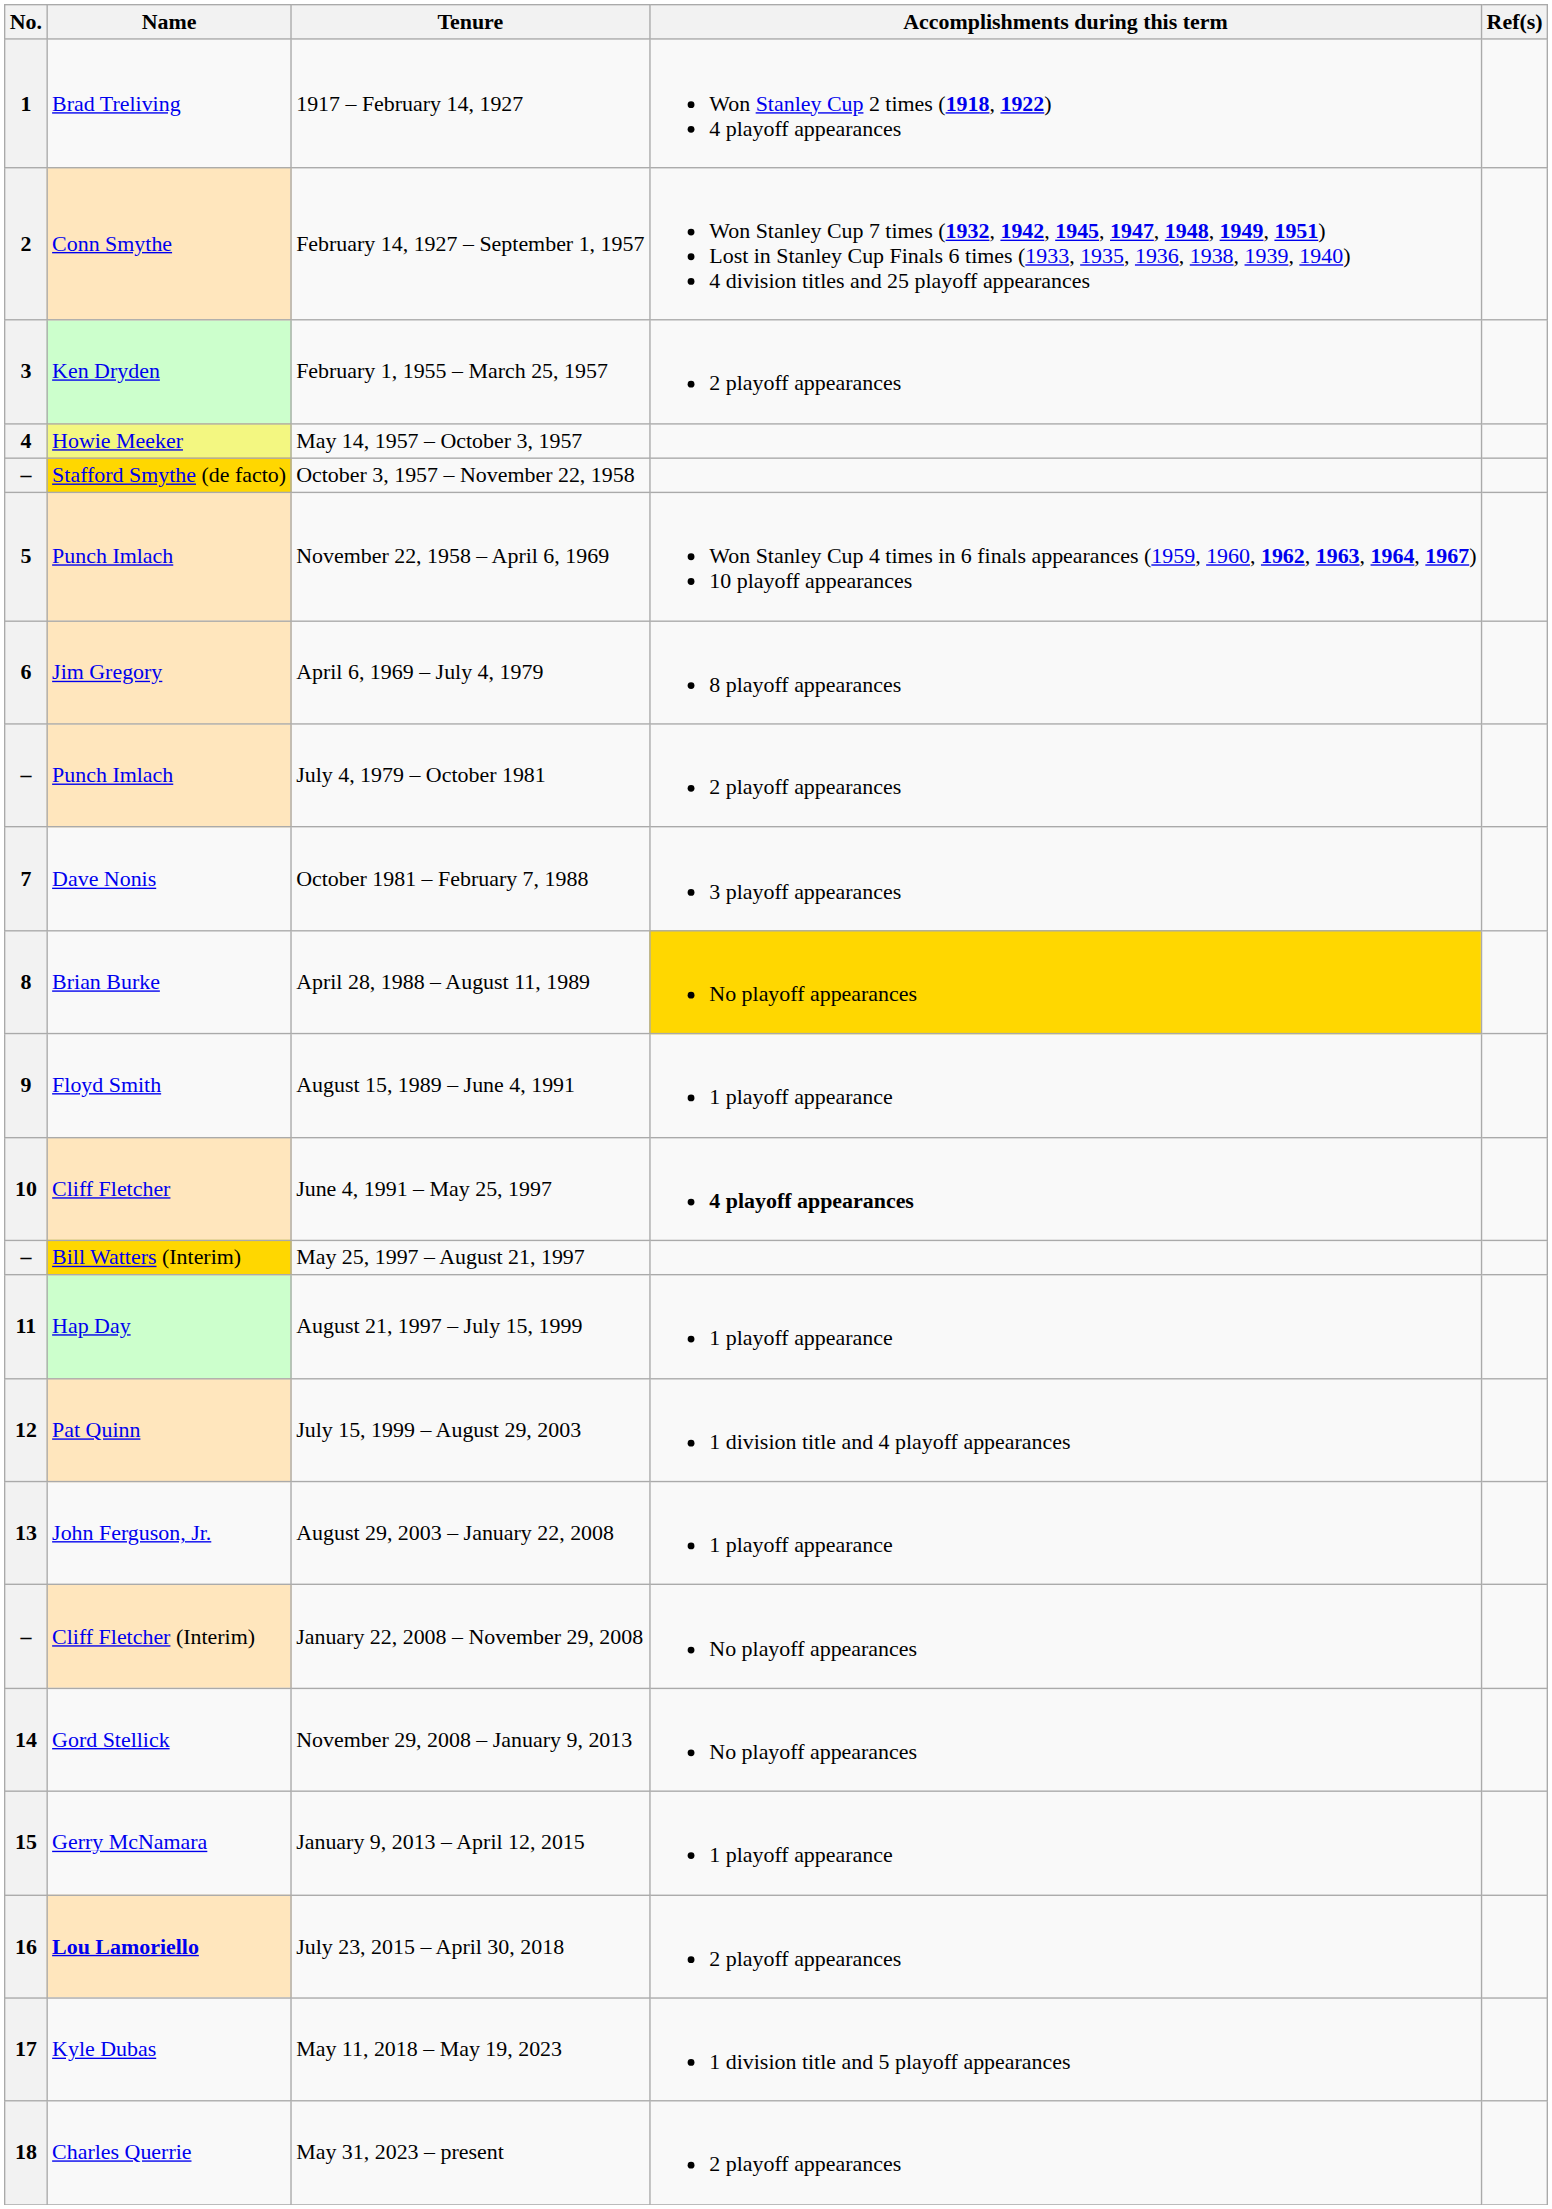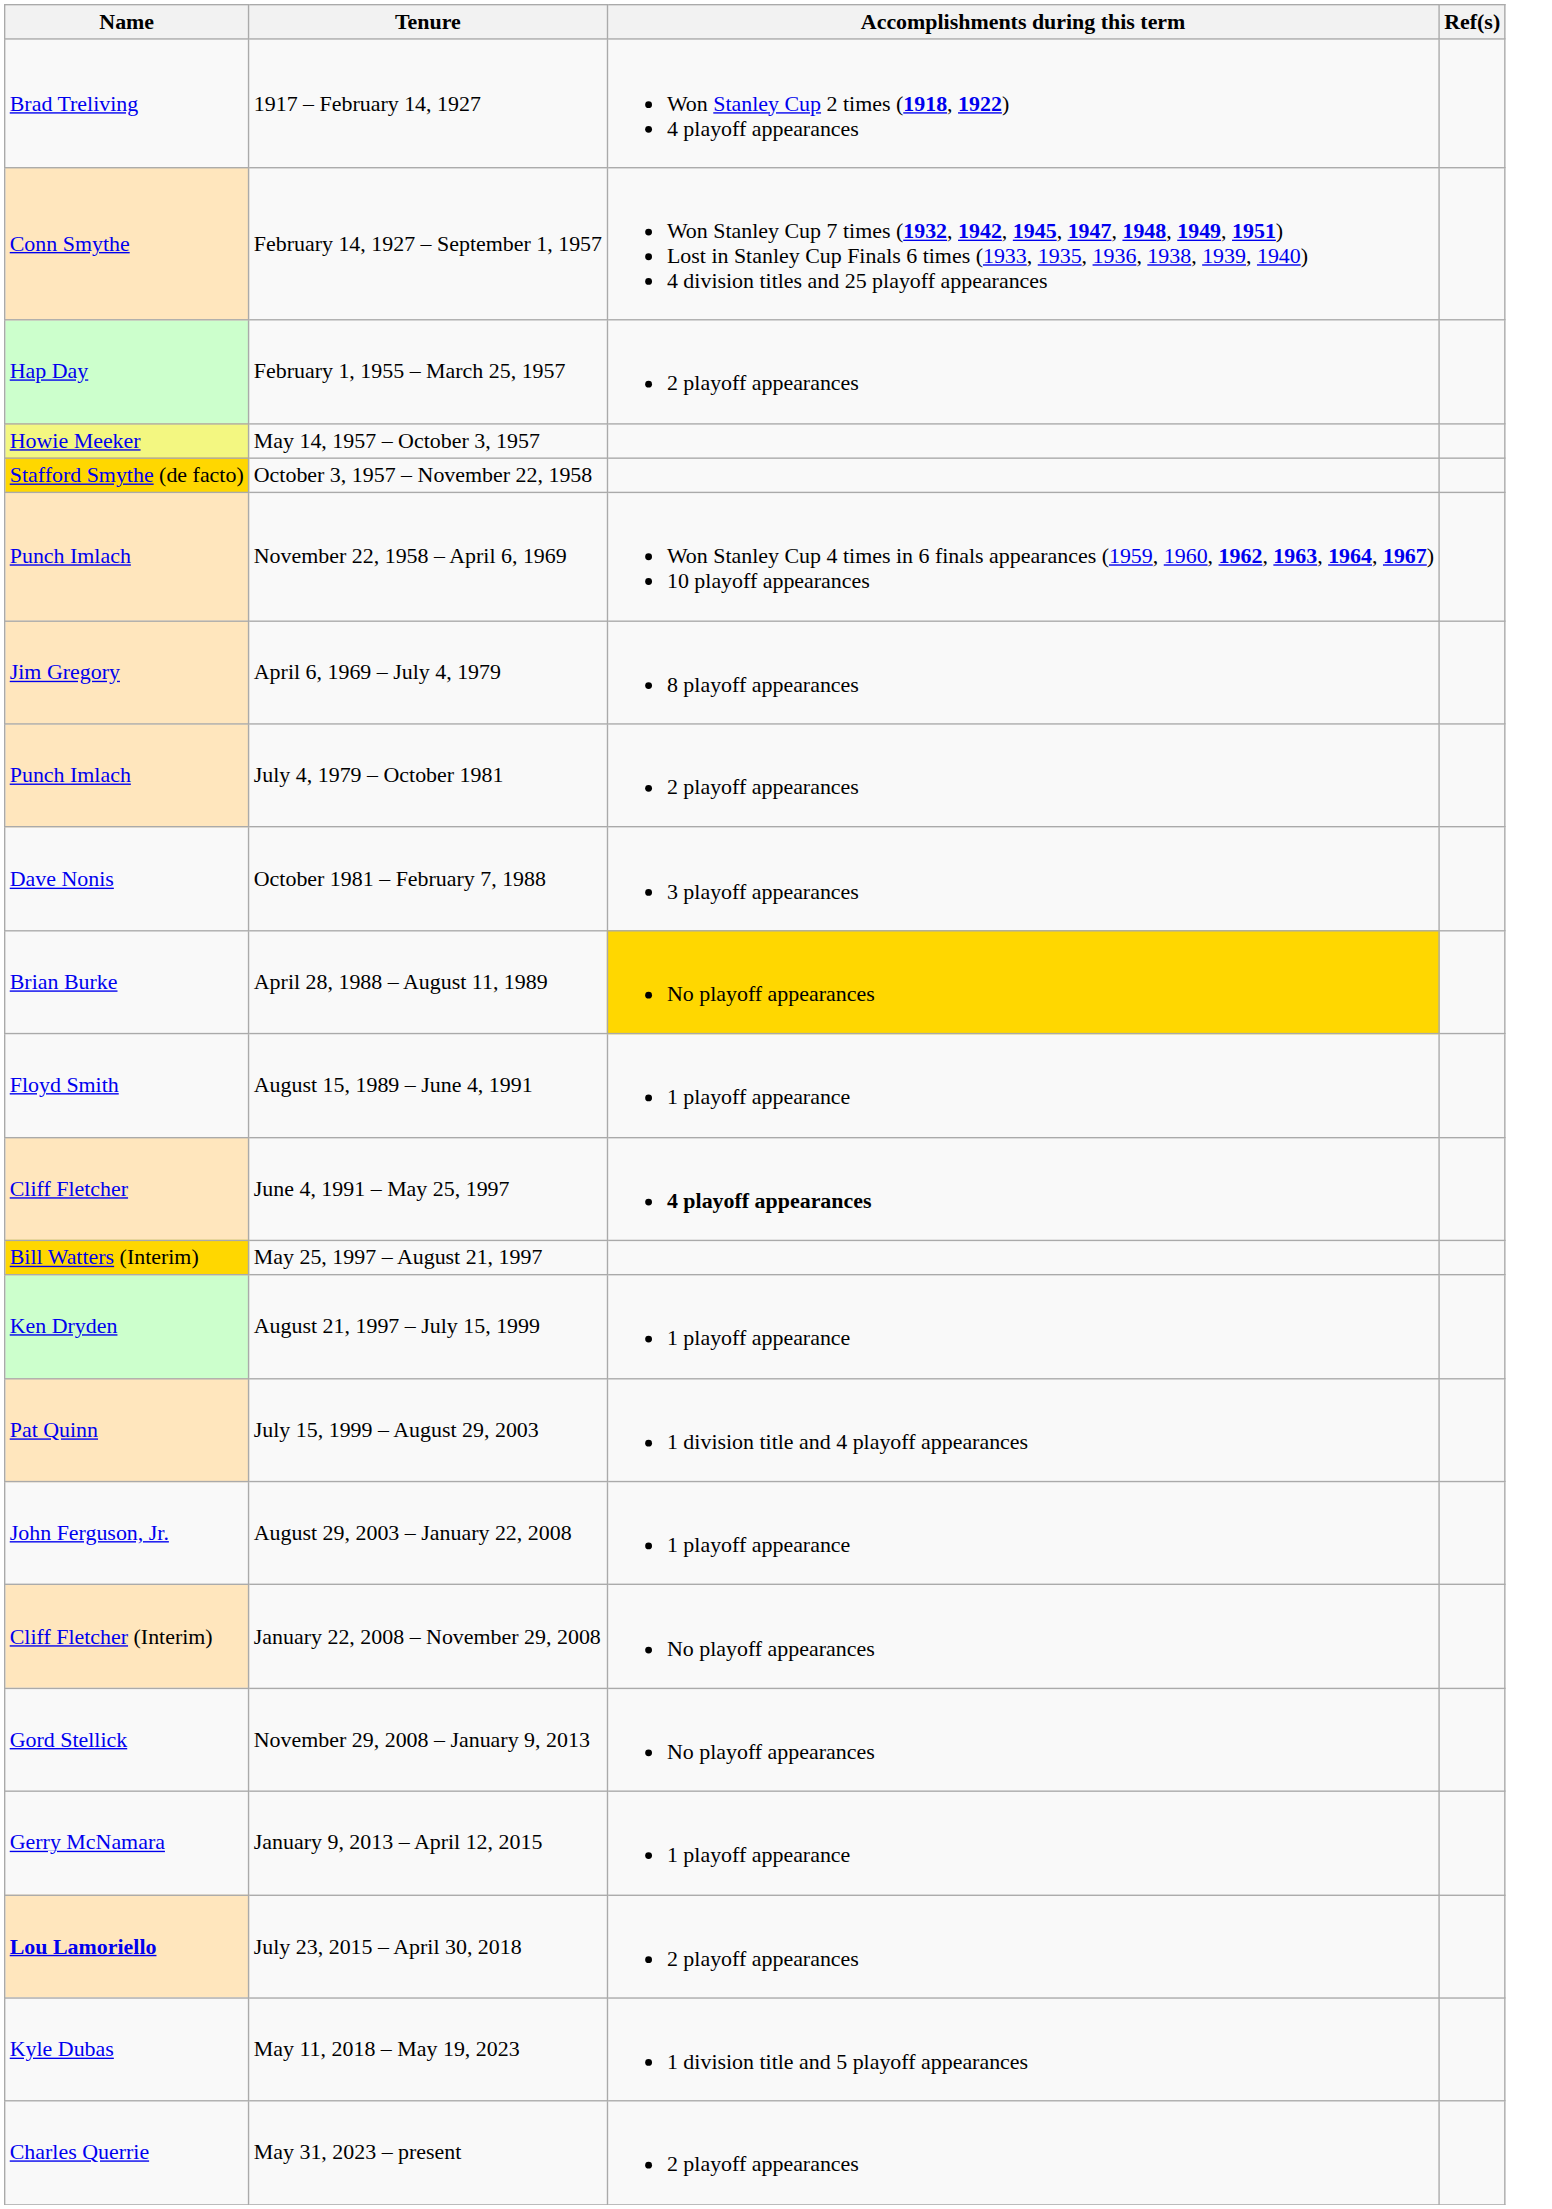- column: (26, 21)
(106, 371) Ken Dryden -> (49, 371) Hap Day
(91, 1326) Hap Day -> (64, 1326) Ken Dryden
